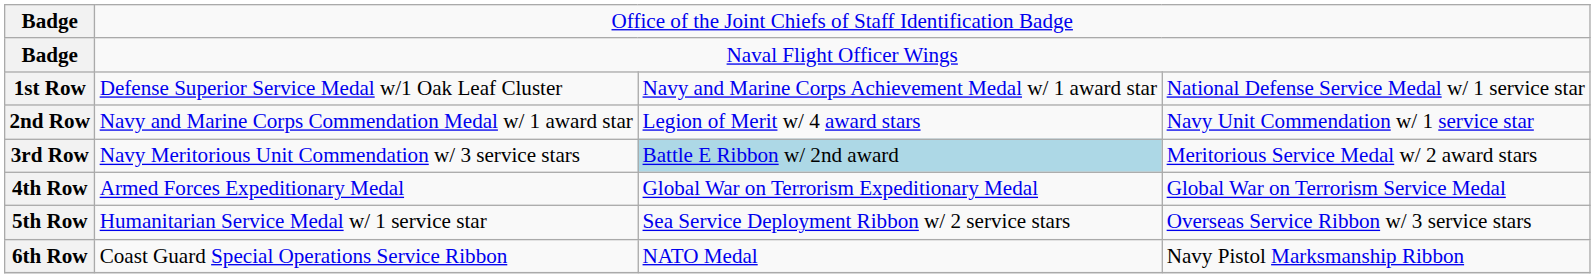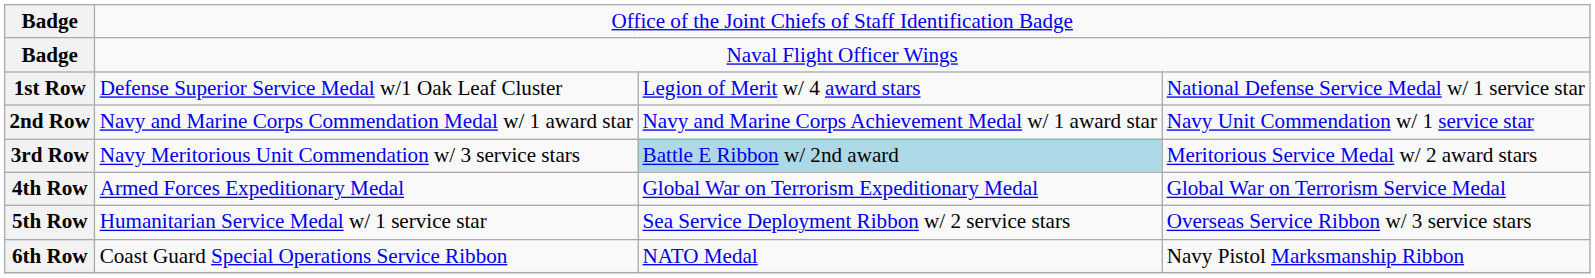(900, 88) Navy and Marine Corps Achievement Medal w/ 1 award star -> (782, 88) Legion of Merit w/ 4 award stars
(782, 121) Legion of Merit w/ 4 award stars -> (900, 121) Navy and Marine Corps Achievement Medal w/ 1 award star
